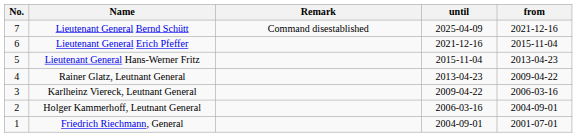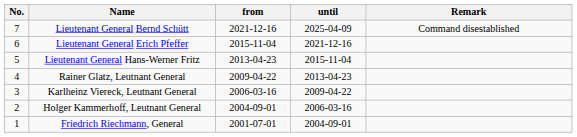columns swapped: (534, 12) <-> (318, 12)
